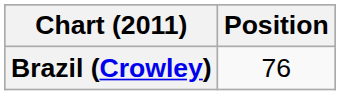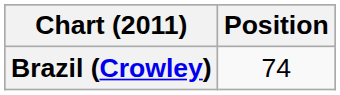(276, 67) 76 -> (276, 67) 74
